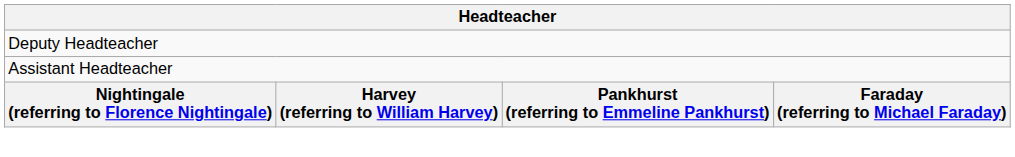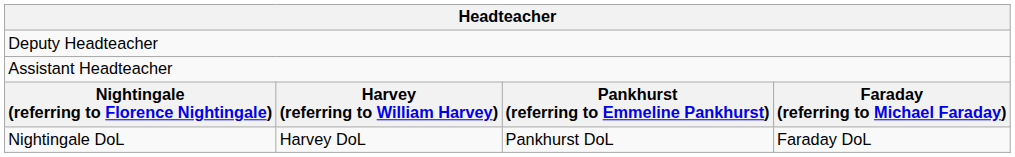+ row: (66, 139)
